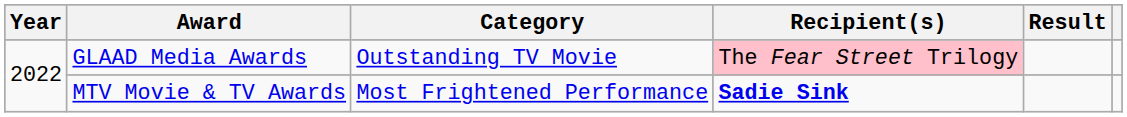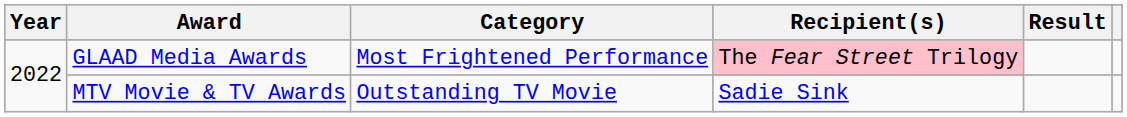(487, 58) Outstanding TV Movie -> (532, 58) Most Frightened Performance
(532, 93) Most Frightened Performance -> (487, 93) Outstanding TV Movie
(784, 93) bold -> (784, 93) normal
